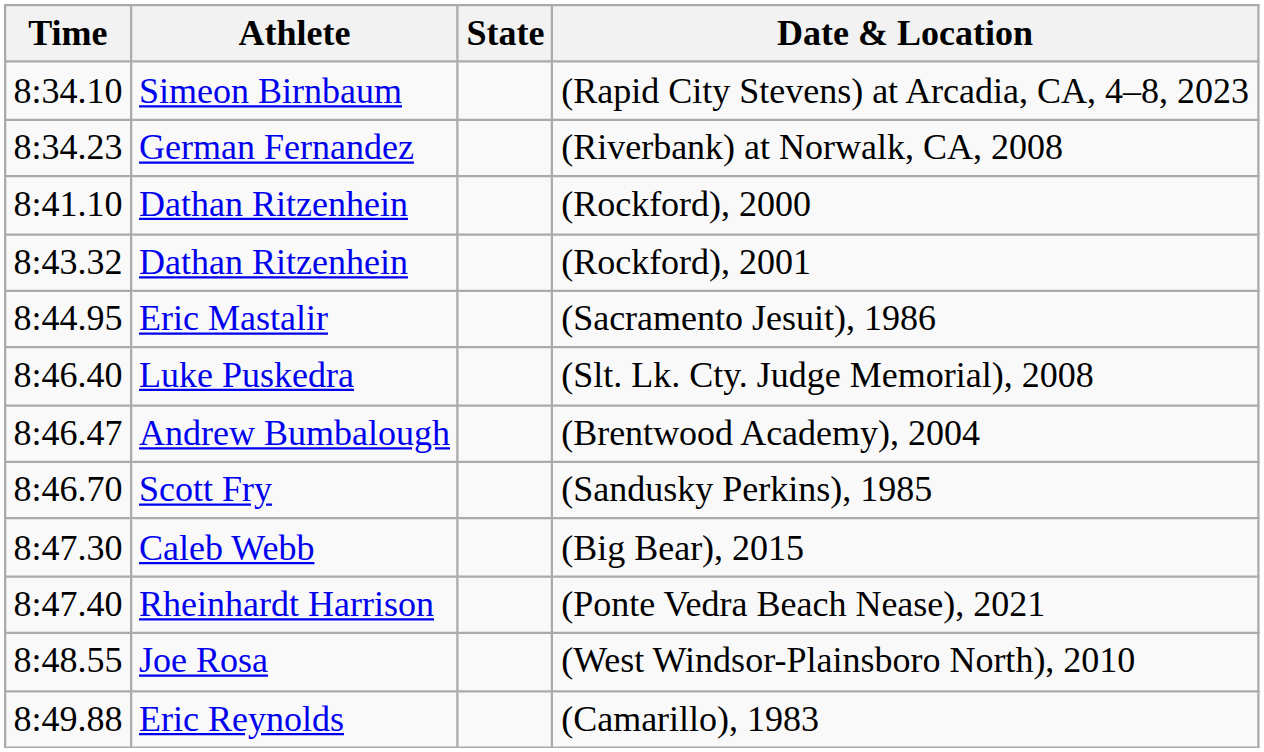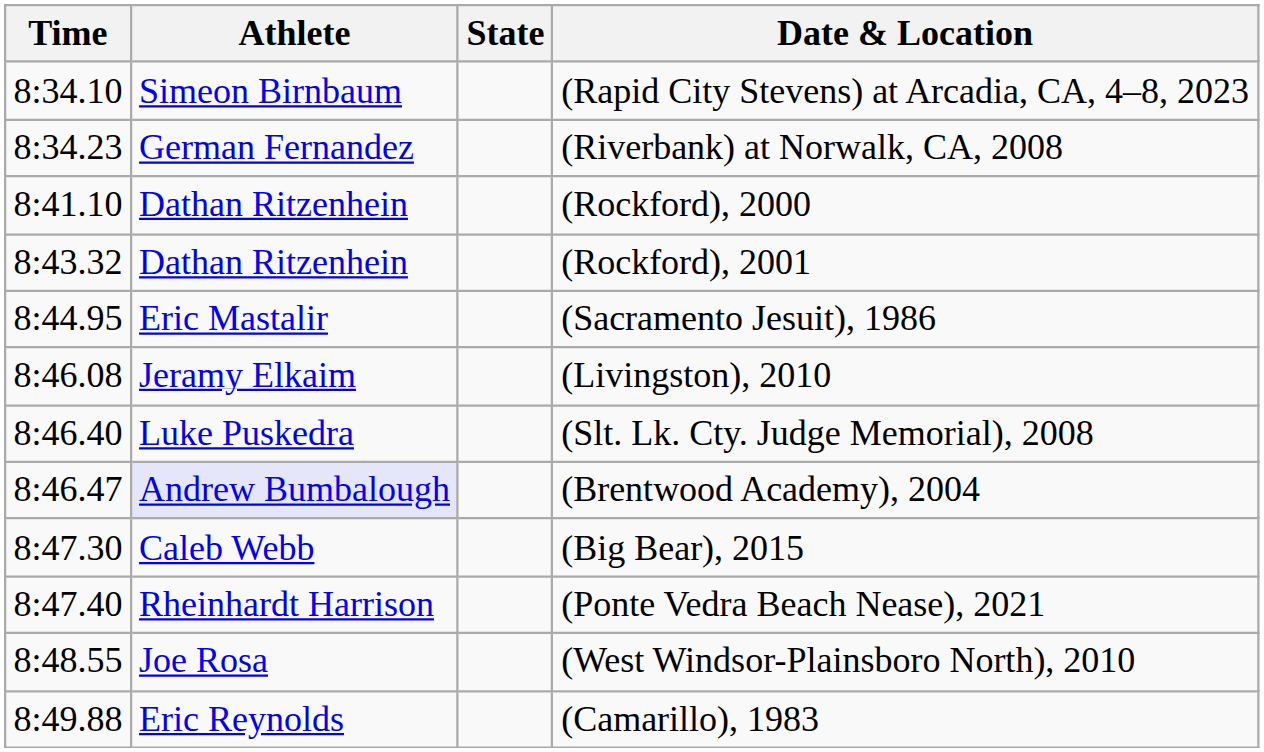+ row: (696, 375)
(295, 432) no background -> (295, 489) lavender background
- row: (747, 489)
